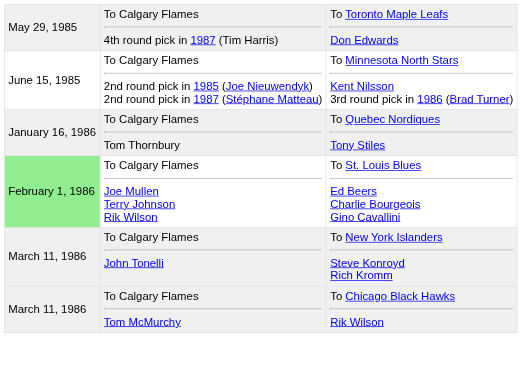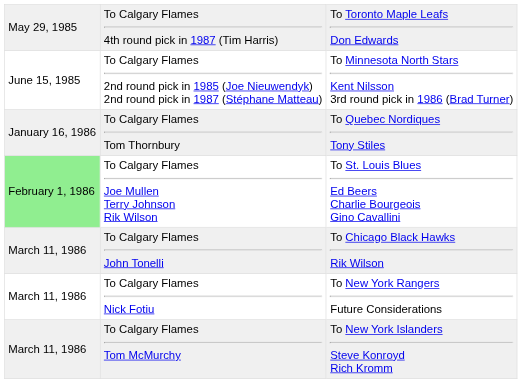(422, 256) To New York Islanders Steve Konroyd Rich Kromm -> (422, 250) To Chicago Black Hawks Rik Wilson
+ row: (213, 296)
(422, 309) To Chicago Black Hawks Rik Wilson -> (422, 349) To New York Islanders Steve Konroyd Rich Kromm
